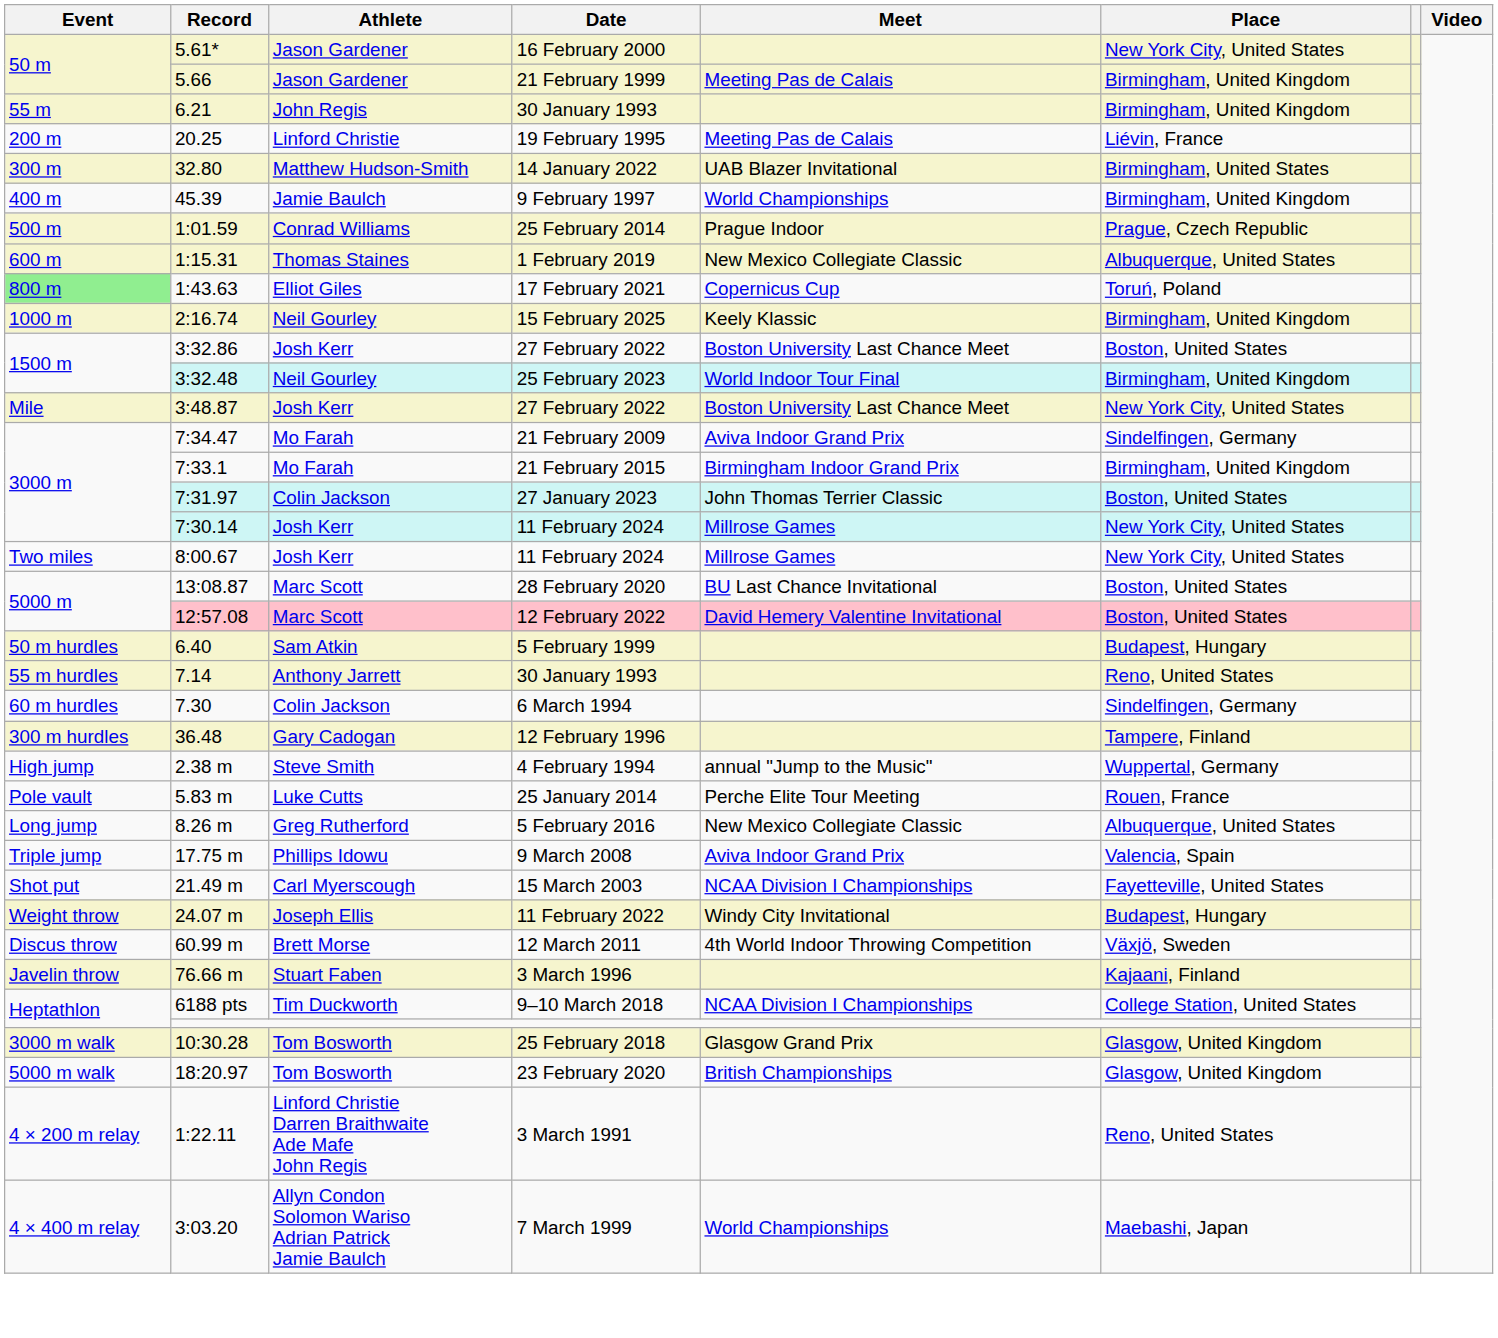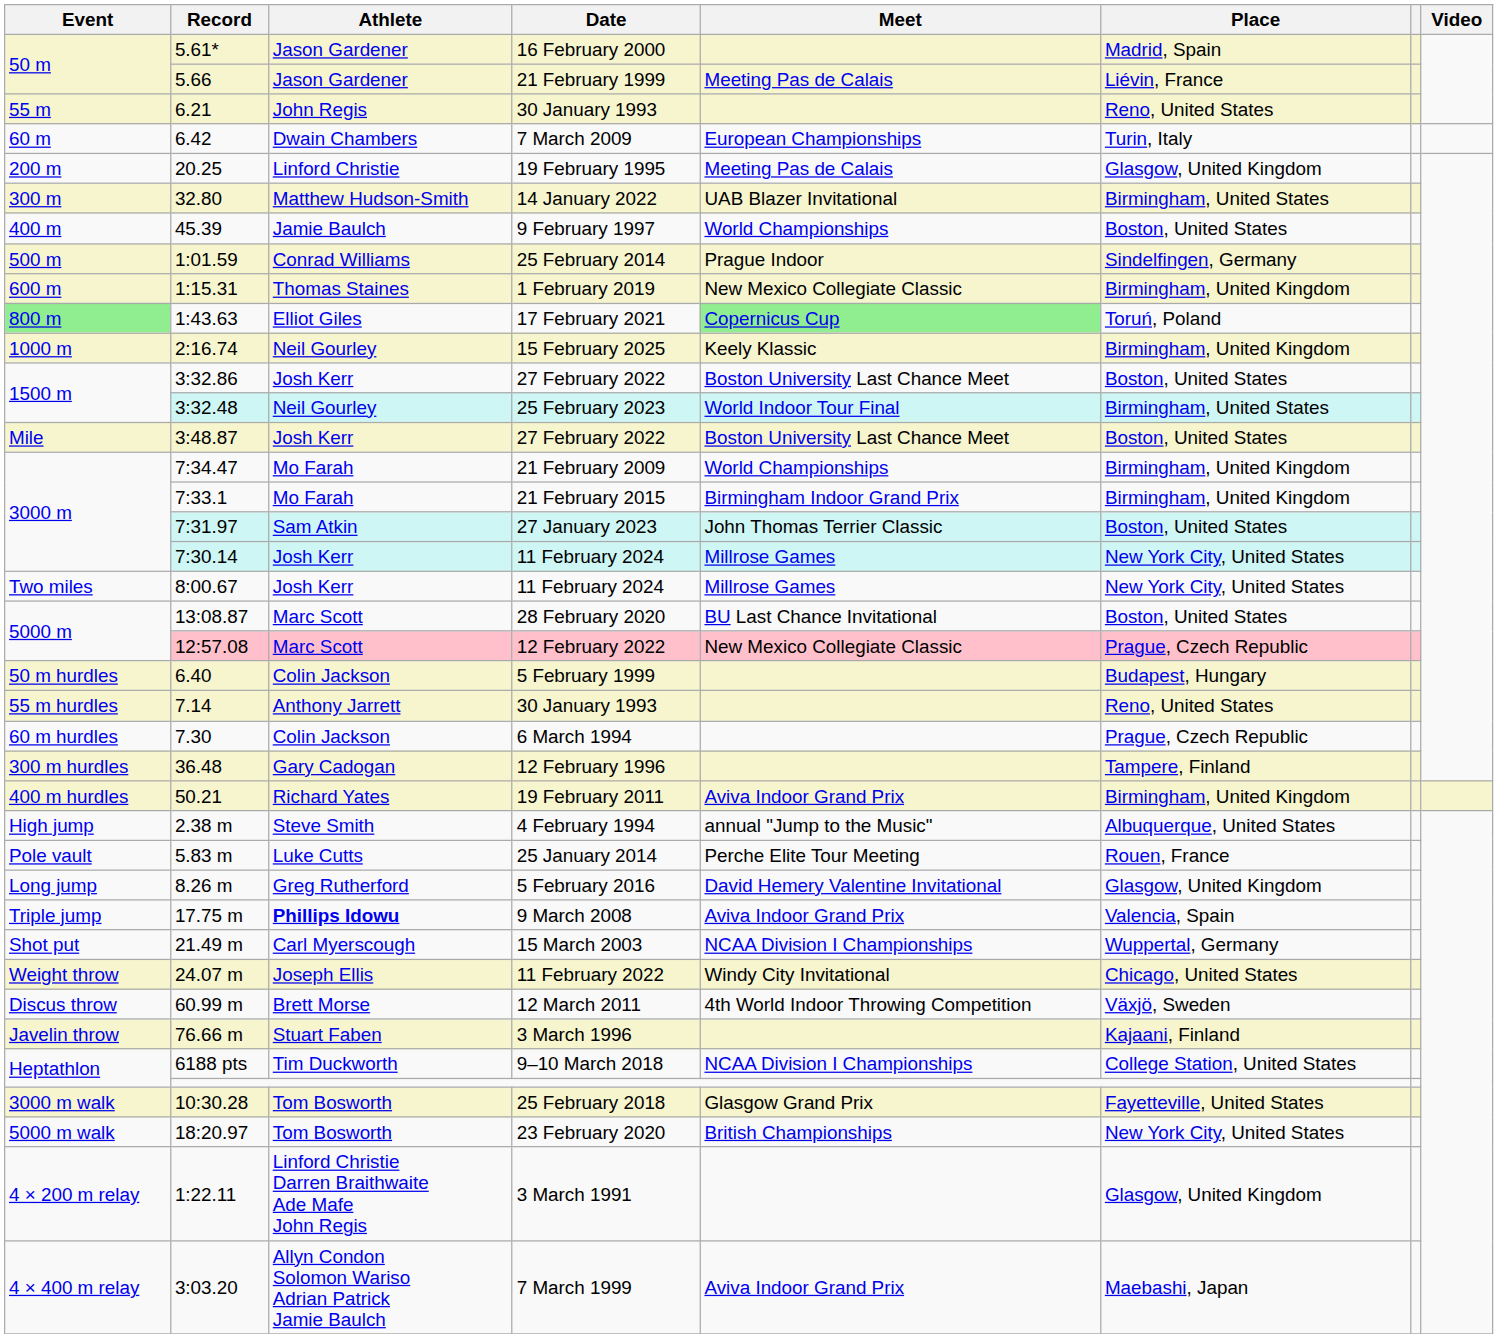(1225, 50) New York City, United States -> (1163, 50) Madrid, Spain
(1227, 79) Birmingham, United Kingdom -> (1164, 79) Liévin, France
(1227, 109) Birmingham, United Kingdom -> (1189, 109) Reno, United States
+ row: (193, 139)
(1164, 139) Liévin, France -> (1213, 169) Glasgow, United Kingdom
(1227, 199) Birmingham, United Kingdom -> (1196, 229) Boston, United States
(1206, 229) Prague, Czech Republic -> (1201, 258) Sindelfingen, Germany
(1220, 258) Albuquerque, United States -> (1227, 288) Birmingham, United Kingdom
(772, 288) no background -> (772, 318) lightgreen background
(1227, 378) Birmingham, United Kingdom -> (1217, 408) Birmingham, United States
(1225, 408) New York City, United States -> (1196, 437) Boston, United States
(804, 437) Aviva Indoor Grand Prix -> (796, 467) World Championships
(1201, 437) Sindelfingen, Germany -> (1227, 467) Birmingham, United Kingdom
(331, 497) Colin Jackson -> (315, 527) Sam Atkin
(853, 616) David Hemery Valentine Invitational -> (833, 646) New Mexico Collegiate Classic
(1196, 616) Boston, United States -> (1206, 646) Prague, Czech Republic
(315, 646) Sam Atkin -> (331, 676) Colin Jackson
(1201, 706) Sindelfingen, Germany -> (1206, 736) Prague, Czech Republic
+ row: (198, 796)
(1192, 766) Wuppertal, Germany -> (1220, 825) Albuquerque, United States
(833, 825) New Mexico Collegiate Classic -> (853, 885) David Hemery Valentine Invitational
(1220, 825) Albuquerque, United States -> (1213, 885) Glasgow, United Kingdom
(330, 855) normal -> (336, 915) bold
(1214, 885) Fayetteville, United States -> (1192, 945) Wuppertal, Germany
(1186, 915) Budapest, Hungary -> (1201, 975) Chicago, United States
(1213, 1043) Glasgow, United Kingdom -> (1214, 1103) Fayetteville, United States
(1213, 1073) Glasgow, United Kingdom -> (1225, 1132) New York City, United States
(1189, 1134) Reno, United States -> (1213, 1194) Glasgow, United Kingdom
(796, 1227) World Championships -> (804, 1287) Aviva Indoor Grand Prix
